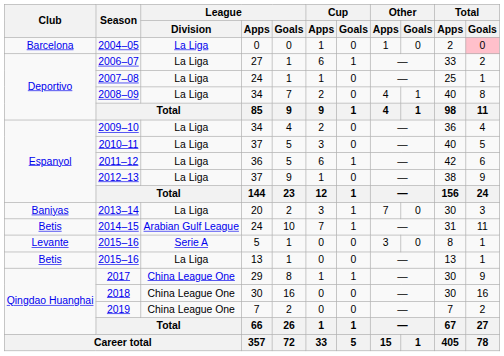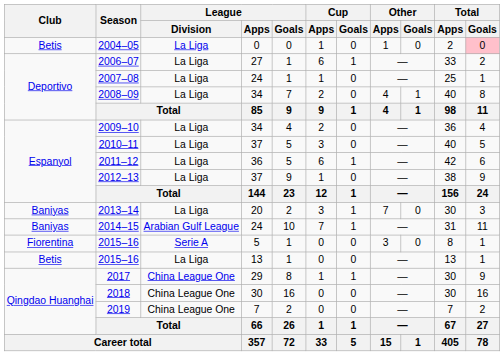(50, 45) Barcelona -> (50, 45) Betis
(50, 227) Betis -> (50, 227) Baniyas
(50, 243) Levante -> (50, 243) Fiorentina
